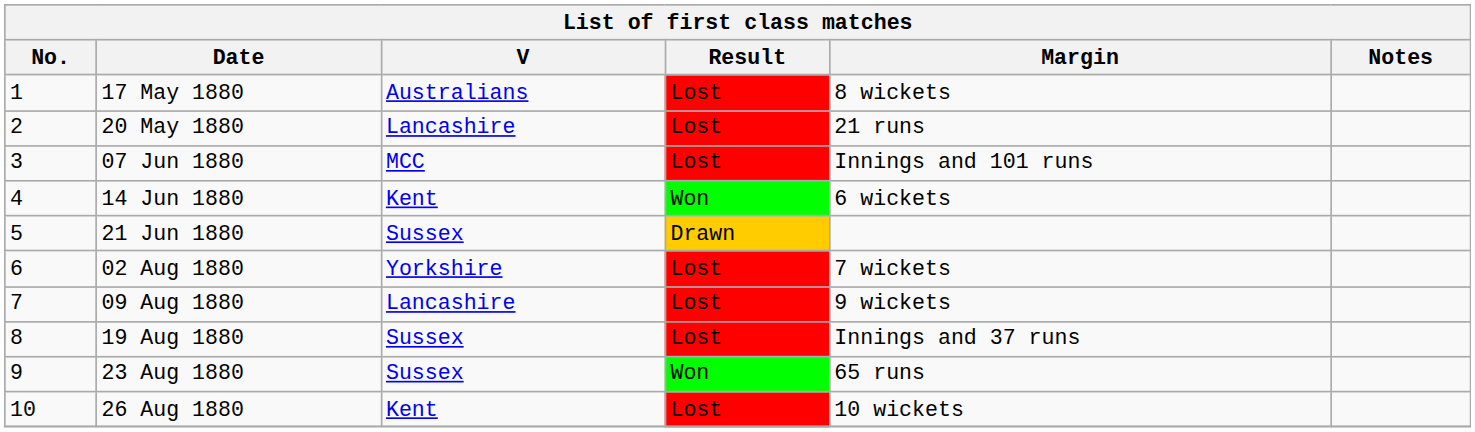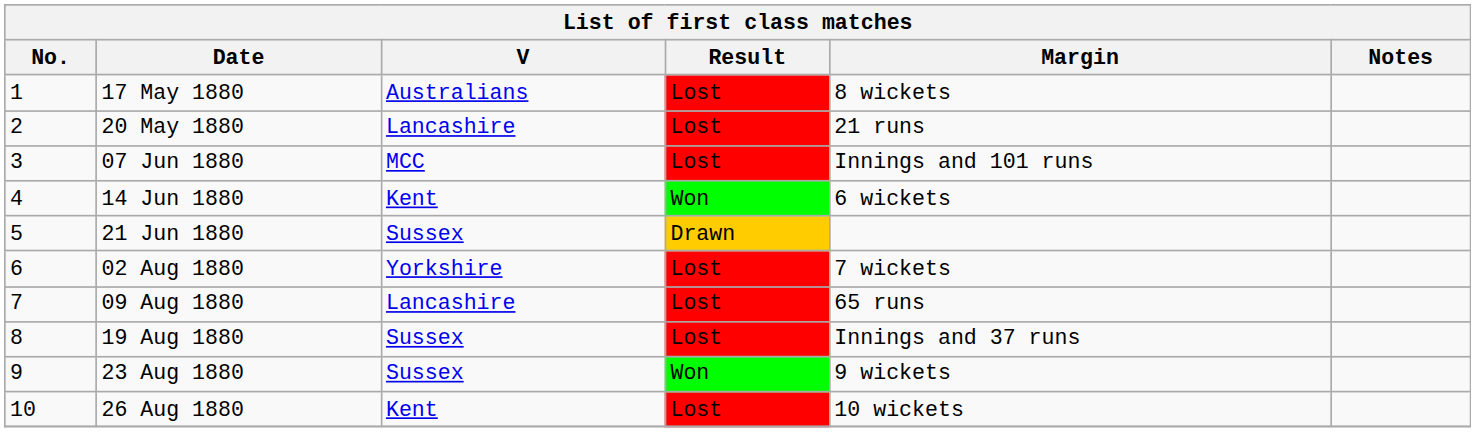(893, 304) 9 wickets -> (880, 304) 65 runs
(880, 374) 65 runs -> (893, 374) 9 wickets
